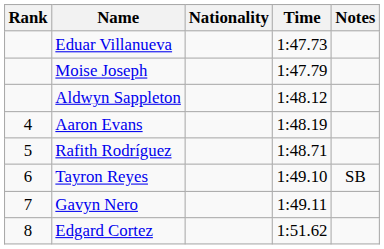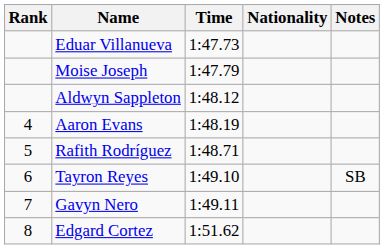columns swapped: (229, 17) <-> (302, 17)
